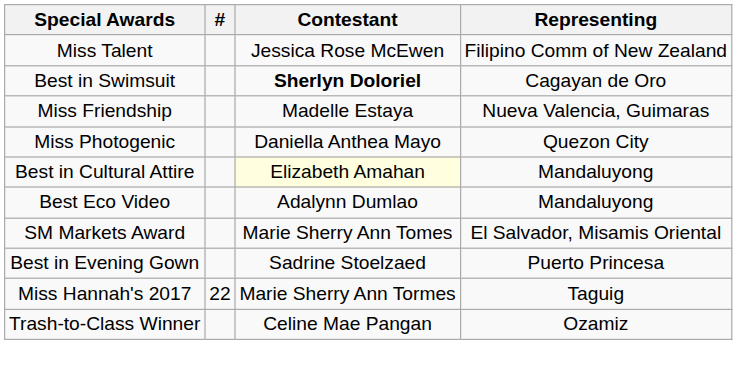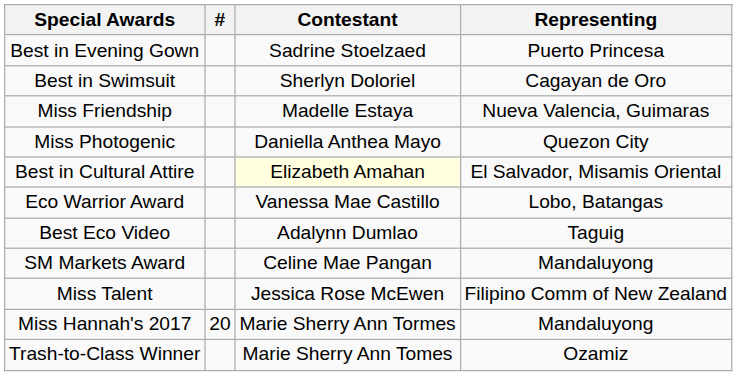rows swapped: (105, 263) <-> (105, 50)
(348, 80) bold -> (348, 80) normal
(596, 171) Mandaluyong -> (596, 171) El Salvador, Misamis Oriental
+ row: (105, 202)
(596, 202) Mandaluyong -> (596, 232) Taguig
(348, 232) Marie Sherry Ann Tomes -> (348, 263) Celine Mae Pangan
(596, 232) El Salvador, Misamis Oriental -> (596, 263) Mandaluyong
(220, 293) 22 -> (220, 324) 20
(596, 293) Taguig -> (596, 324) Mandaluyong
(348, 324) Celine Mae Pangan -> (348, 354) Marie Sherry Ann Tomes
